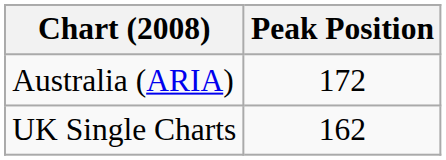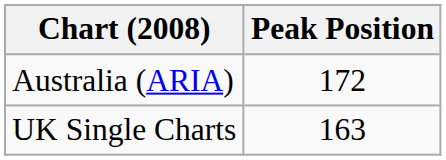(342, 129) 162 -> (342, 129) 163
